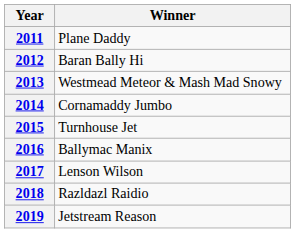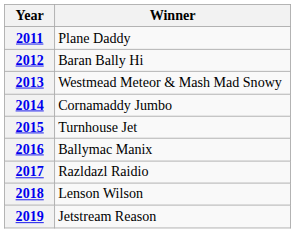(101, 171) Lenson Wilson -> (103, 171) Razldazl Raidio
(103, 194) Razldazl Raidio -> (101, 194) Lenson Wilson
